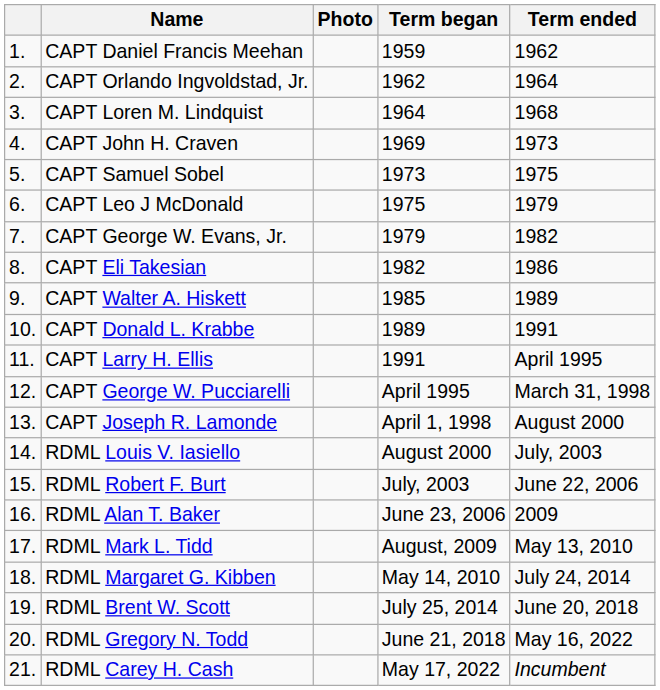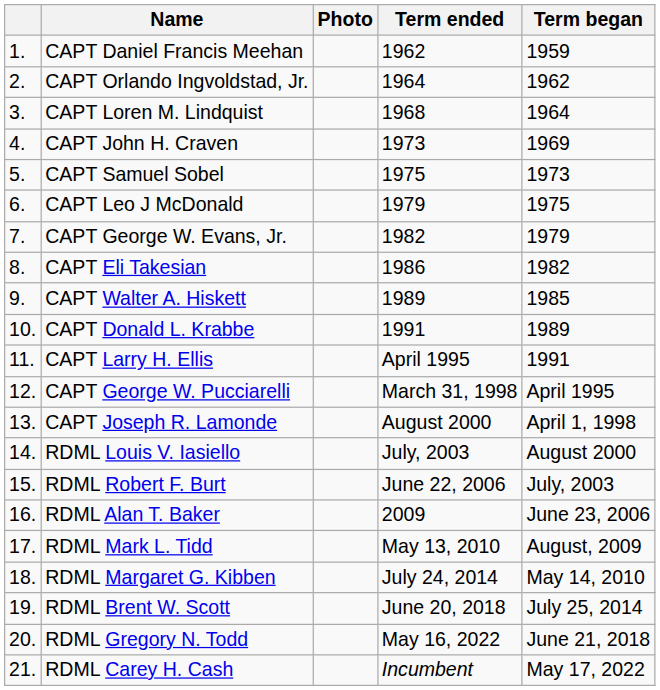columns swapped: (444, 19) <-> (582, 19)
